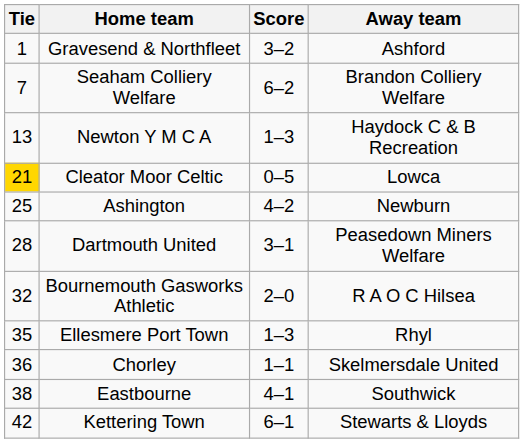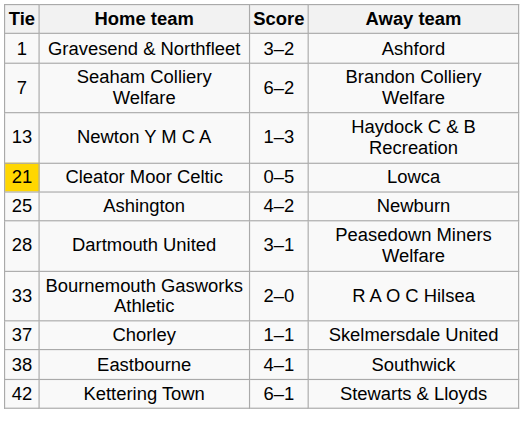(22, 295) 32 -> (22, 295) 33
- row: (144, 335)
(22, 364) 36 -> (22, 335) 37
